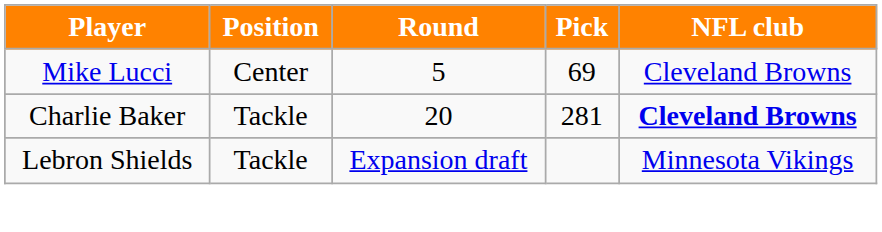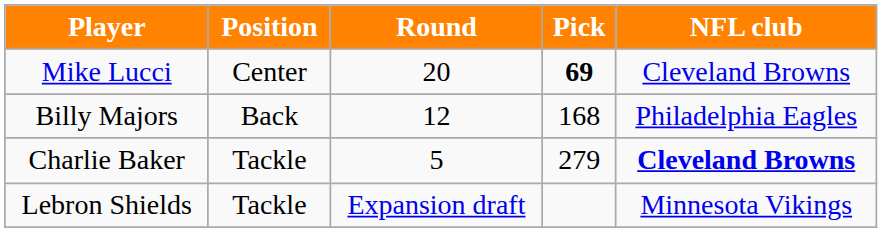(438, 71) 5 -> (436, 71) 20
(582, 71) normal -> (579, 71) bold
+ row: (107, 115)
(438, 115) 20 -> (436, 159) 5
(582, 115) 281 -> (579, 159) 279
